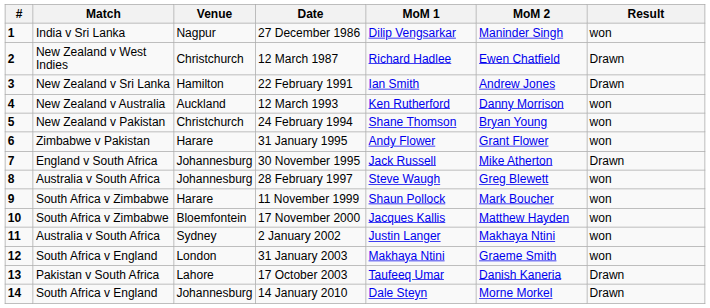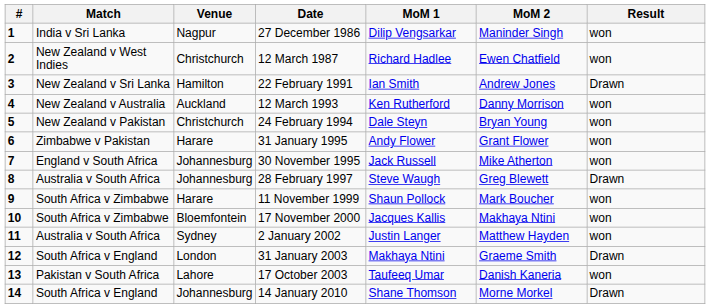(607, 58) Drawn -> (601, 58) won
(412, 122) Shane Thomson -> (398, 122) Dale Steyn
(607, 160) Drawn -> (601, 160) won
(601, 179) won -> (607, 179) Drawn
(524, 217) Matthew Hayden -> (517, 217) Makhaya Ntini
(517, 236) Makhaya Ntini -> (524, 236) Matthew Hayden
(601, 255) won -> (607, 255) Drawn
(607, 274) Drawn -> (601, 274) won
(398, 293) Dale Steyn -> (412, 293) Shane Thomson
